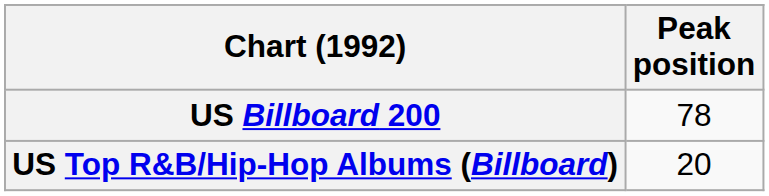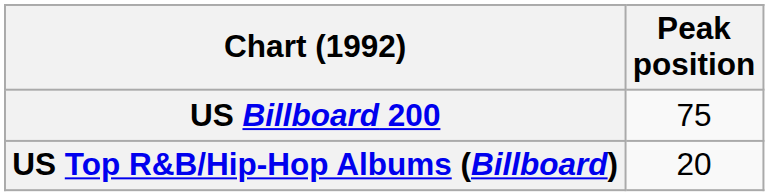(694, 114) 78 -> (694, 114) 75
